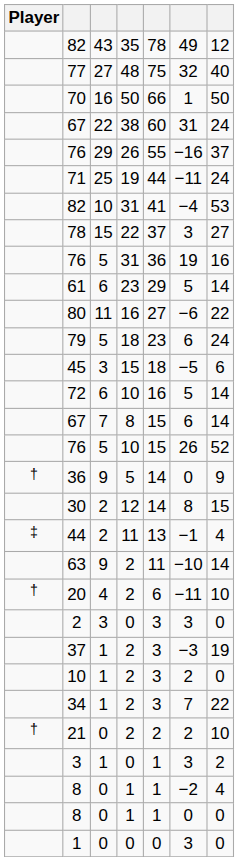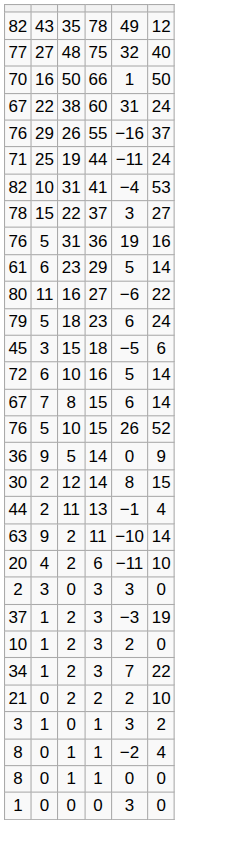- column: (34, 17)
